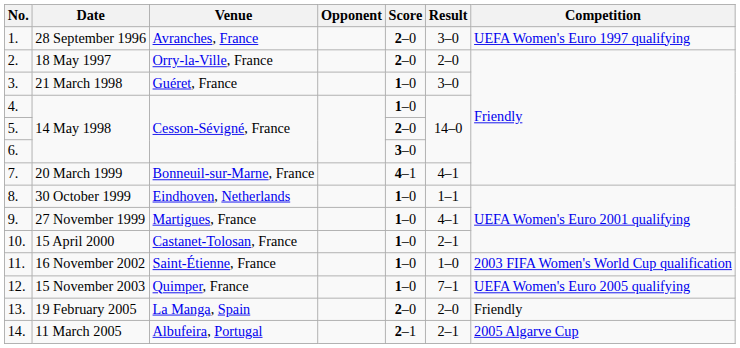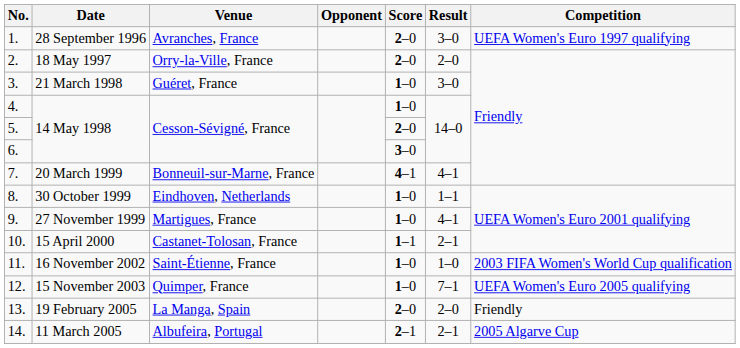(405, 241) 1–0 -> (405, 241) 1–1
